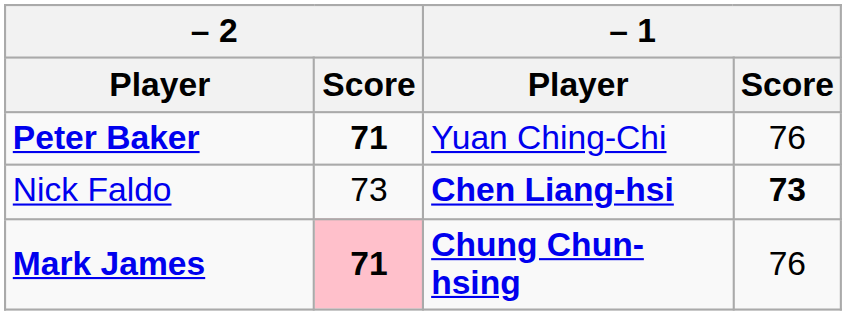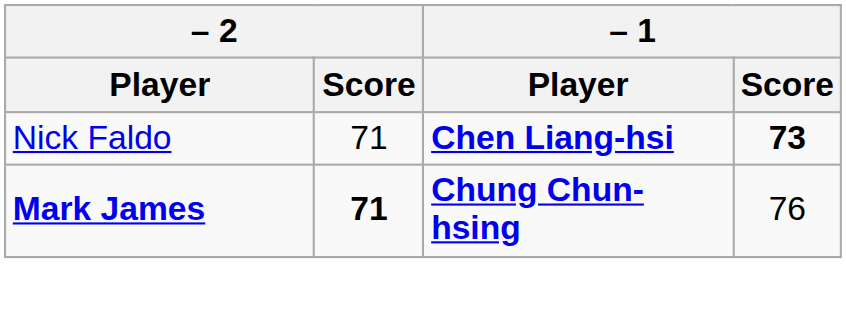- row: (106, 137)
(369, 191) 73 -> (369, 137) 71
(369, 263) pink background -> (369, 209) no background
